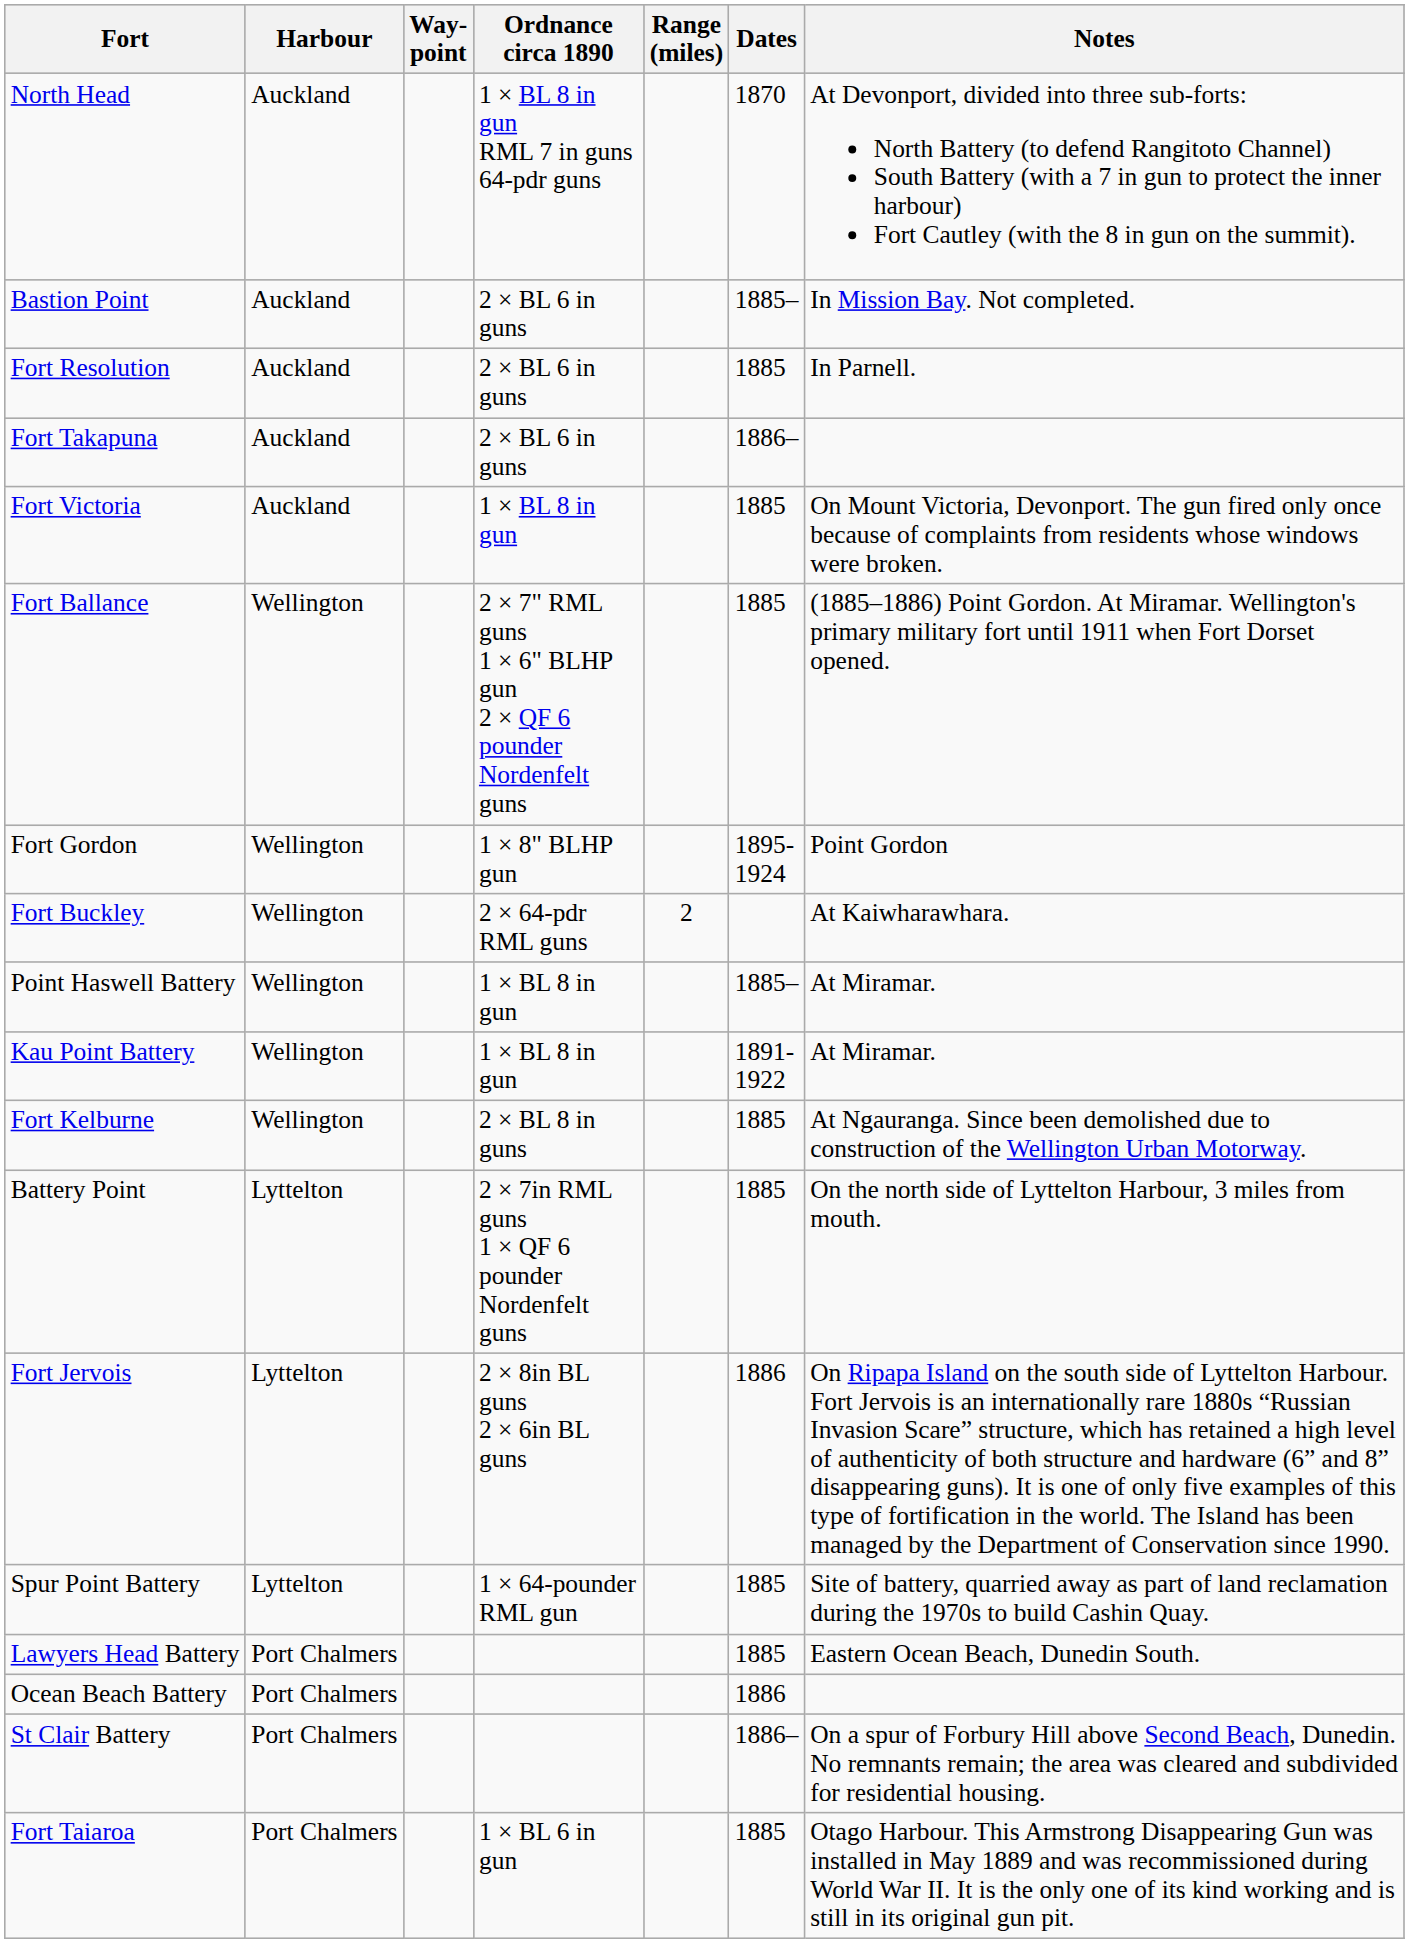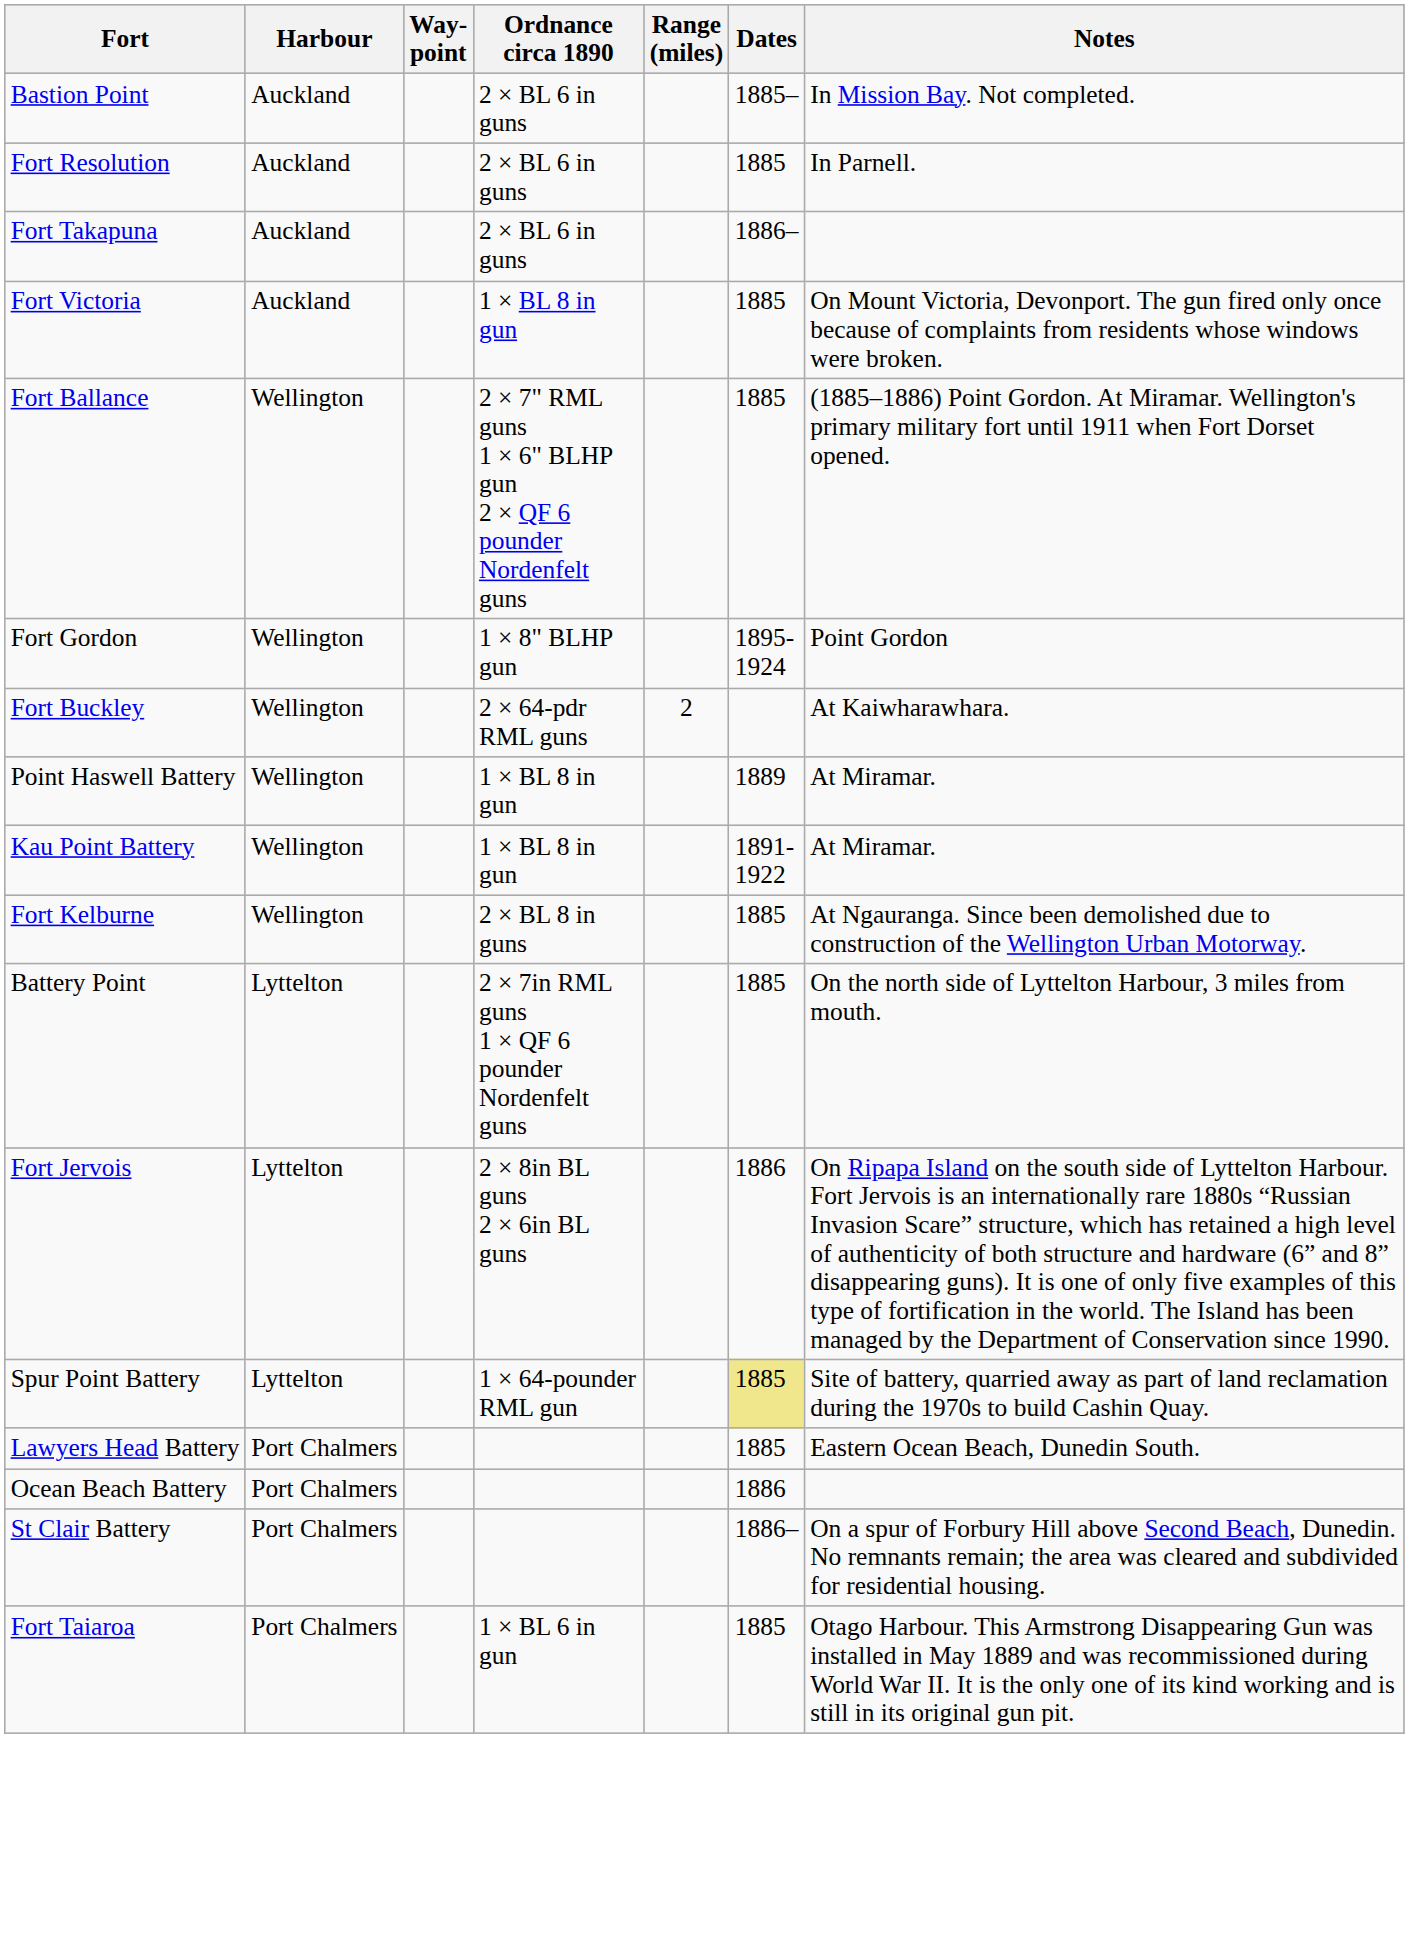- row: (70, 93)
(767, 982) 1885– -> (760, 776) 1889
(760, 1584) no background -> (760, 1379) khaki background
